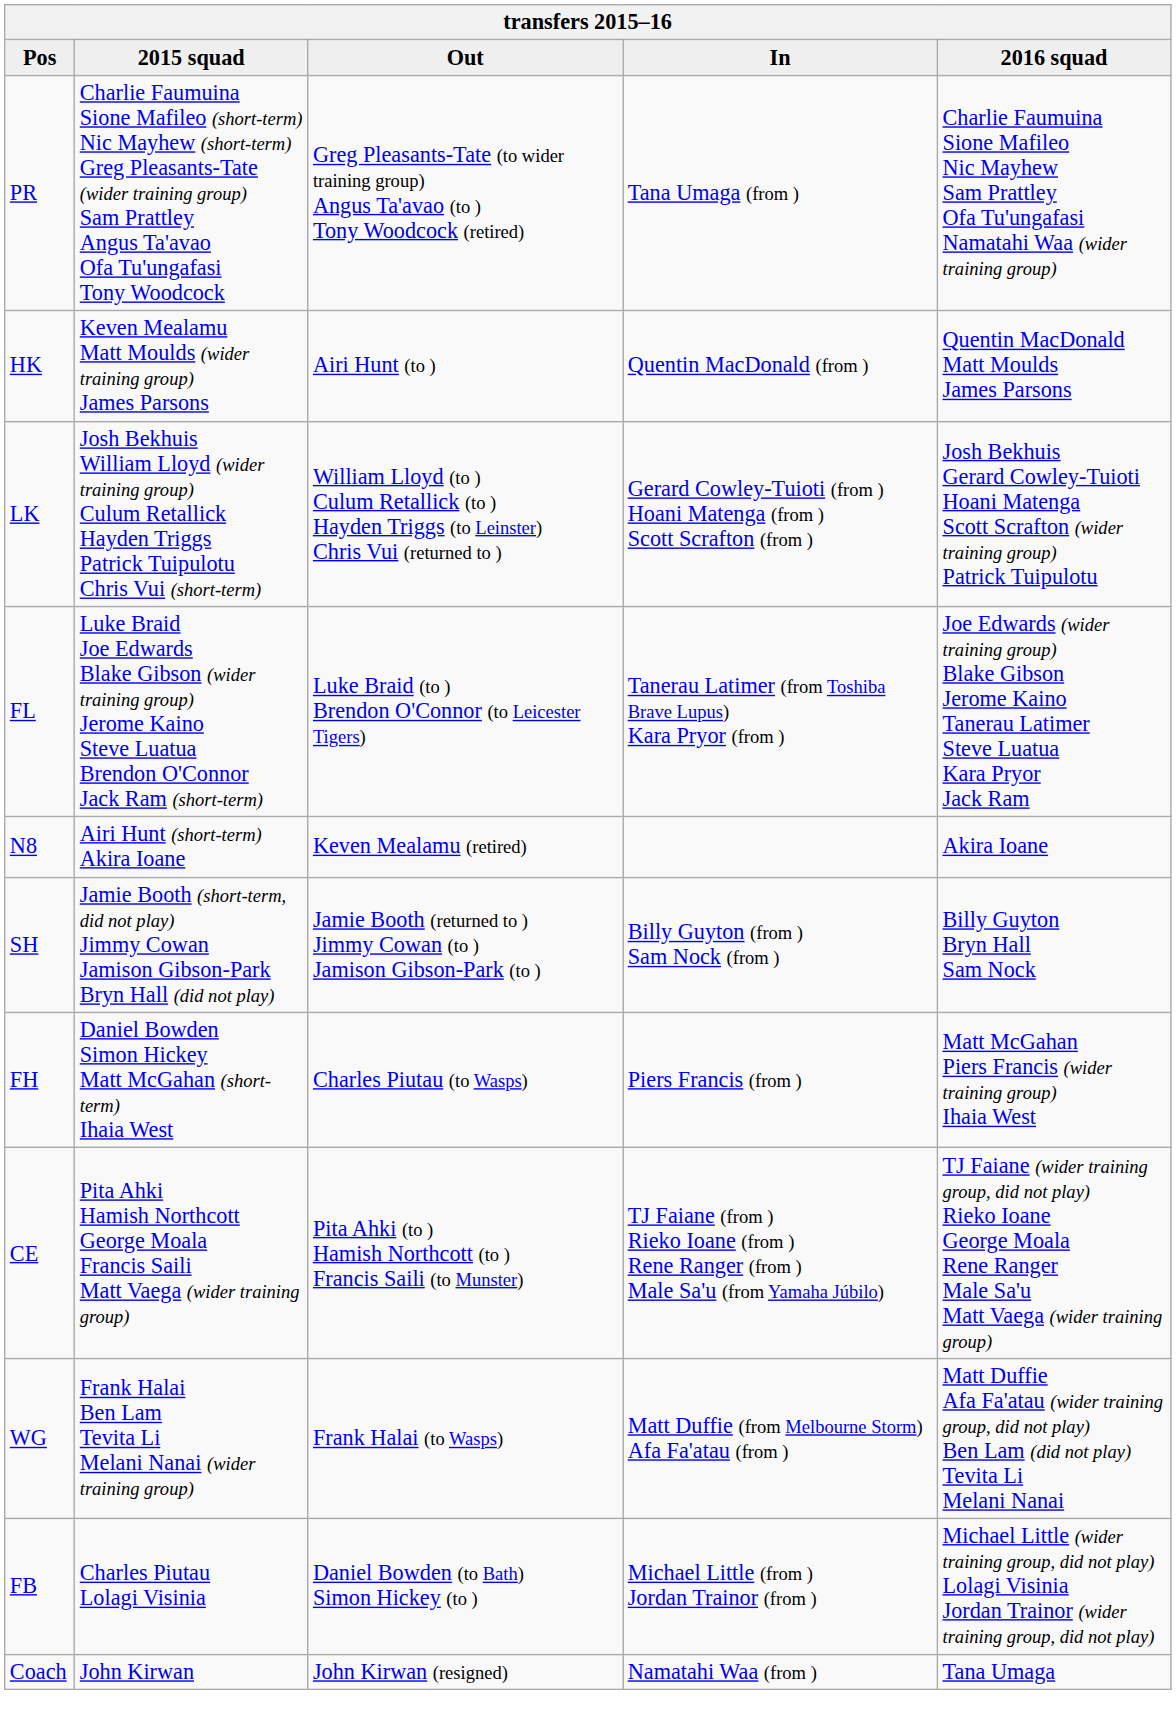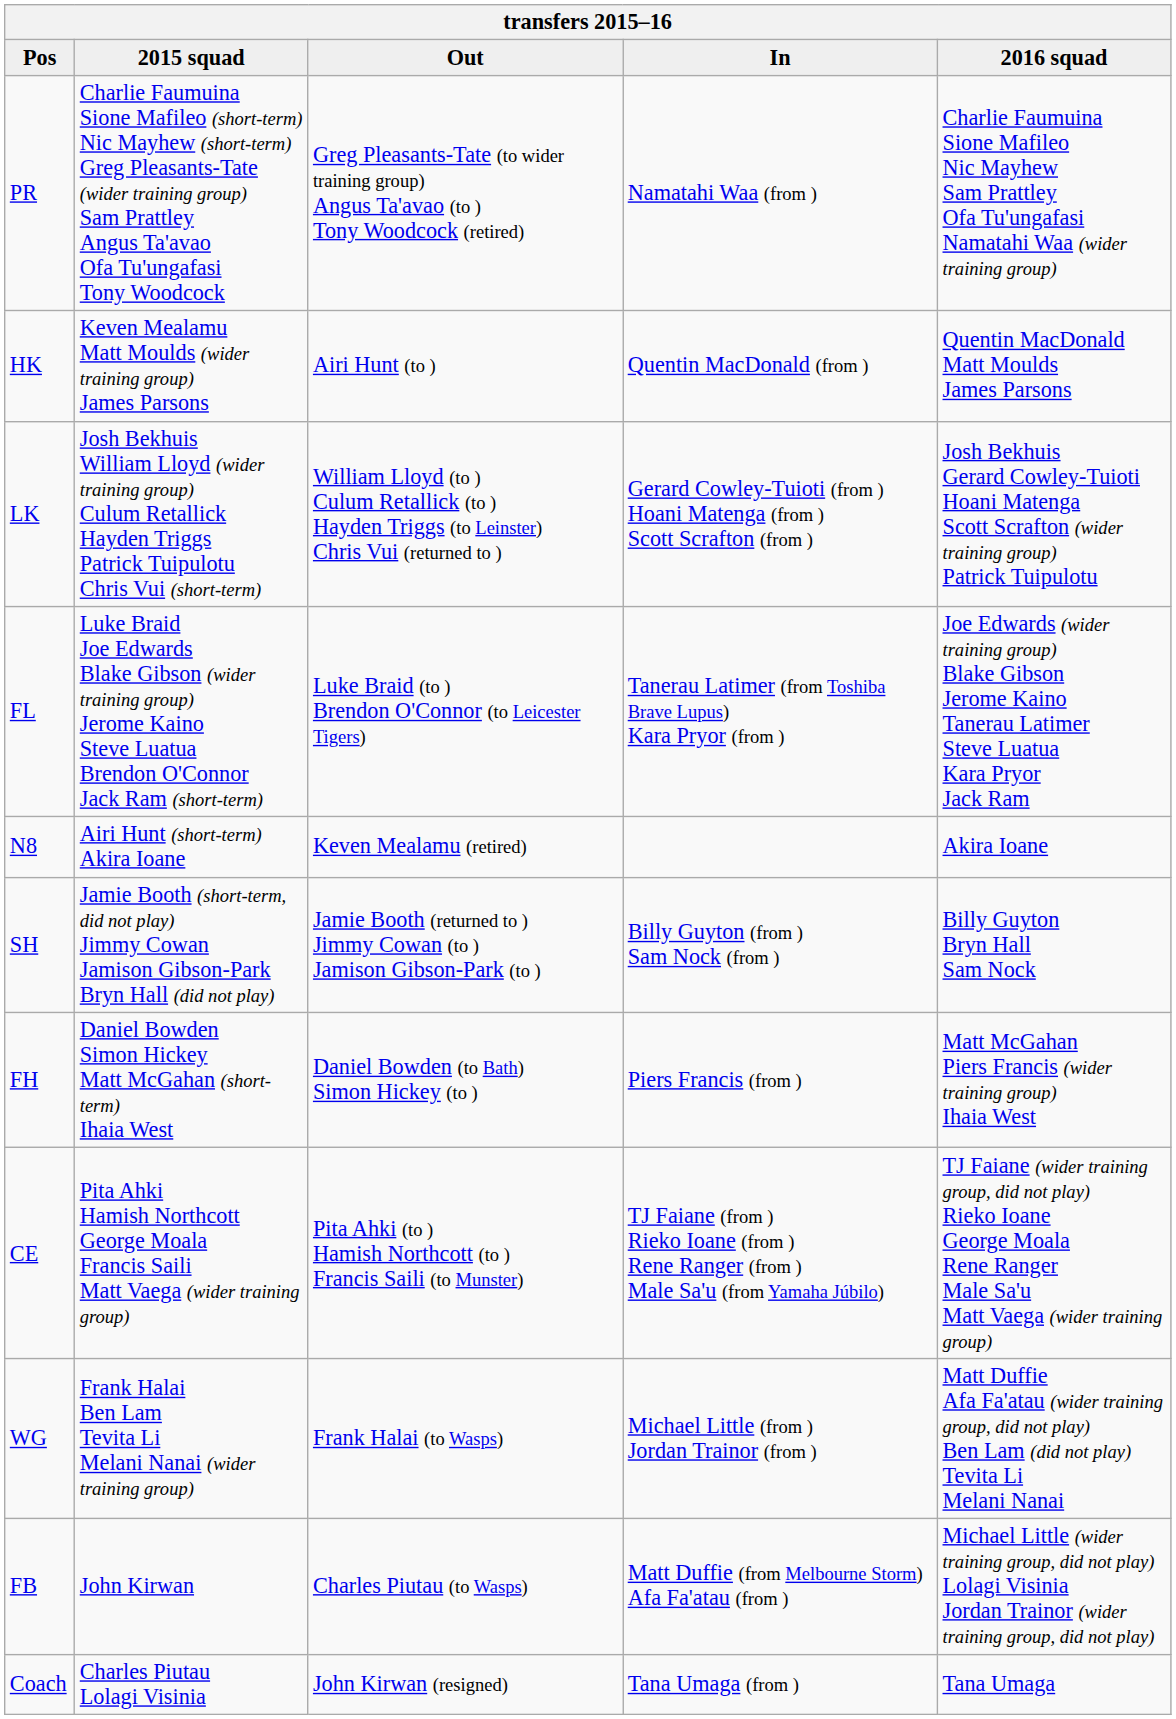(713, 192) Tana Umaga (from ) -> (722, 192) Namatahi Waa (from )
(420, 1079) Charles Piutau (to Wasps) -> (418, 1079) Daniel Bowden (to Bath) Simon Hickey (to )
(775, 1438) Matt Duffie (from Melbourne Storm) Afa Fa'atau (from ) -> (722, 1438) Michael Little (from ) Jordan Trainor (from )
(145, 1586) Charles Piutau Lolagi Visinia -> (137, 1586) John Kirwan
(418, 1586) Daniel Bowden (to Bath) Simon Hickey (to ) -> (420, 1586) Charles Piutau (to Wasps)
(722, 1586) Michael Little (from ) Jordan Trainor (from ) -> (775, 1586) Matt Duffie (from Melbourne Storm) Afa Fa'atau (from )
(137, 1671) John Kirwan -> (145, 1683) Charles Piutau Lolagi Visinia
(722, 1671) Namatahi Waa (from ) -> (713, 1683) Tana Umaga (from )
